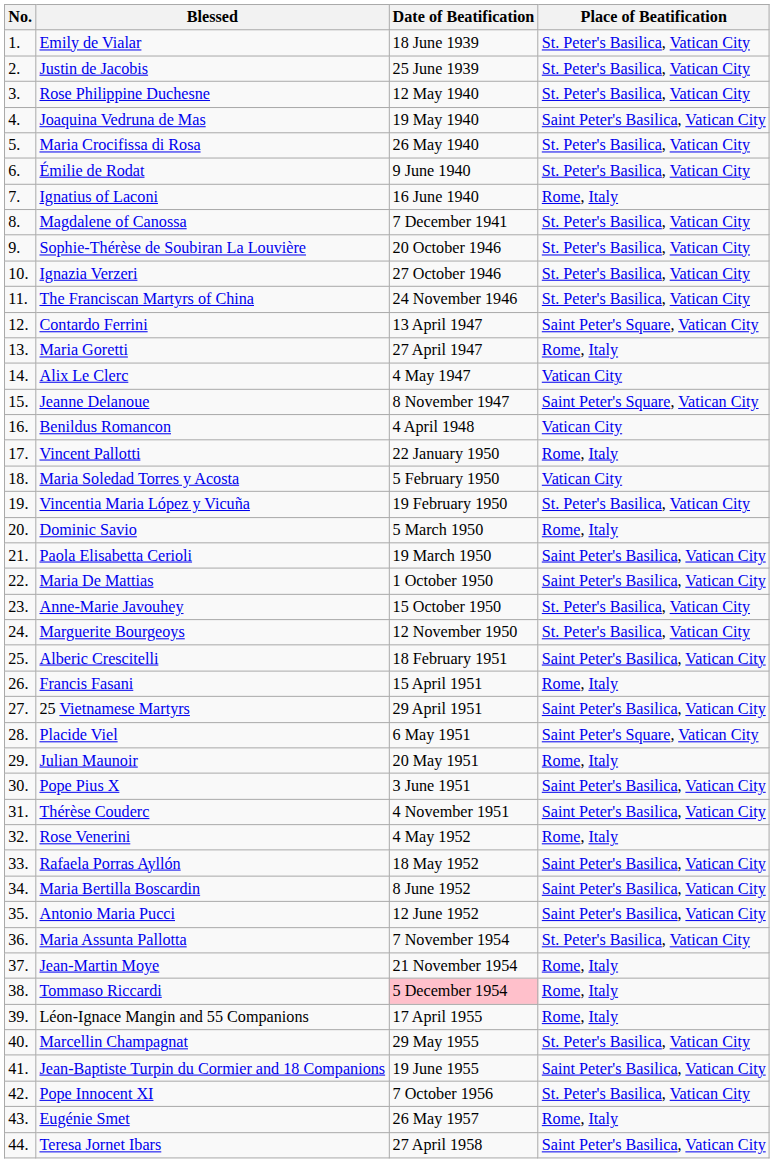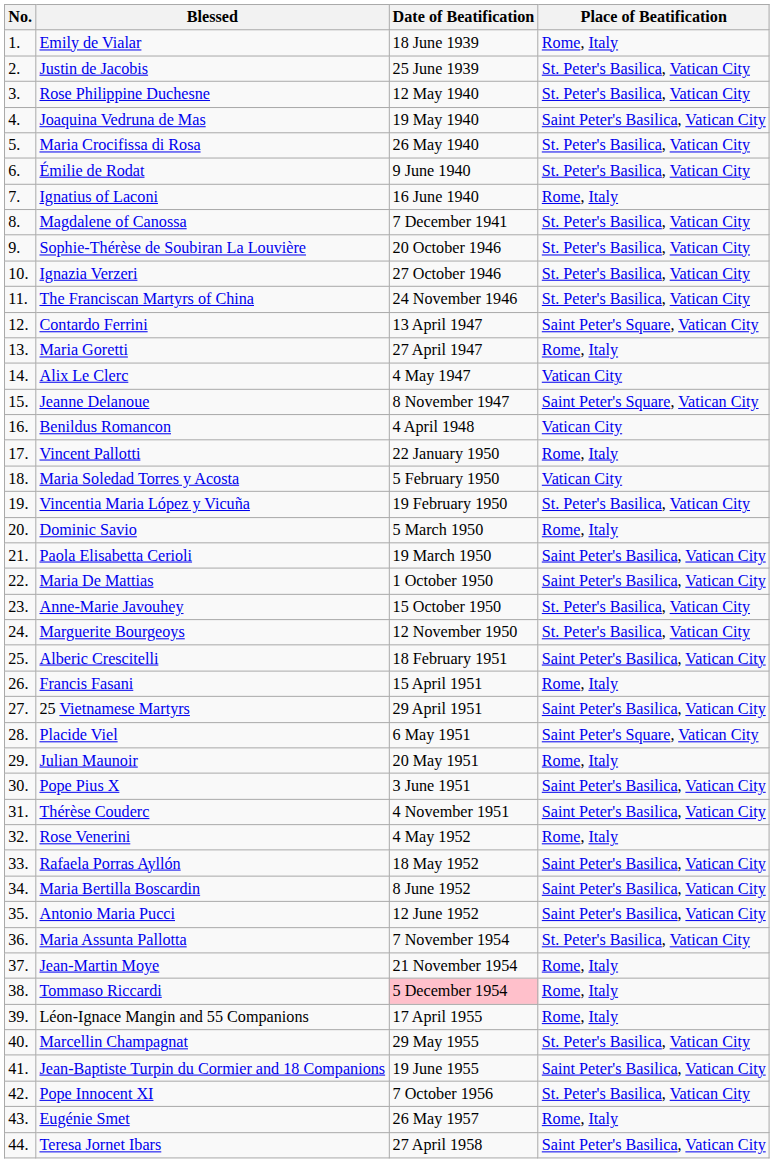(646, 42) St. Peter's Basilica, Vatican City -> (580, 42) Rome, Italy
